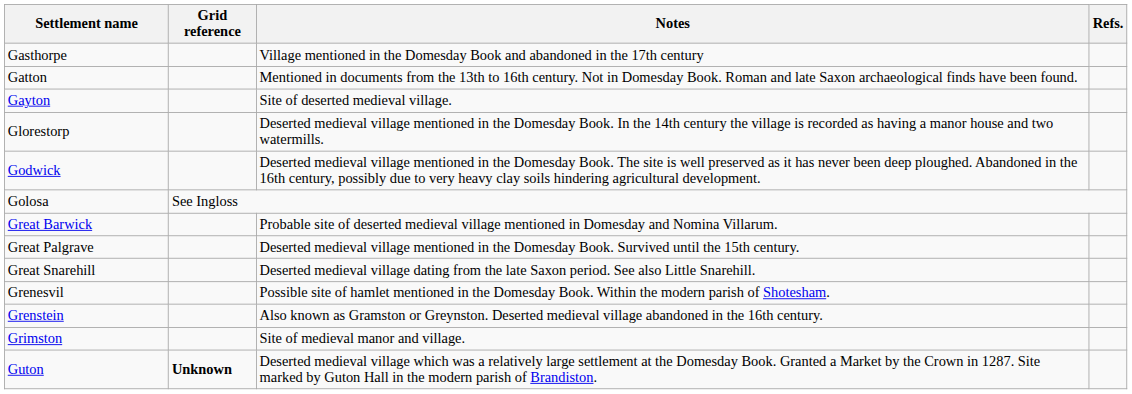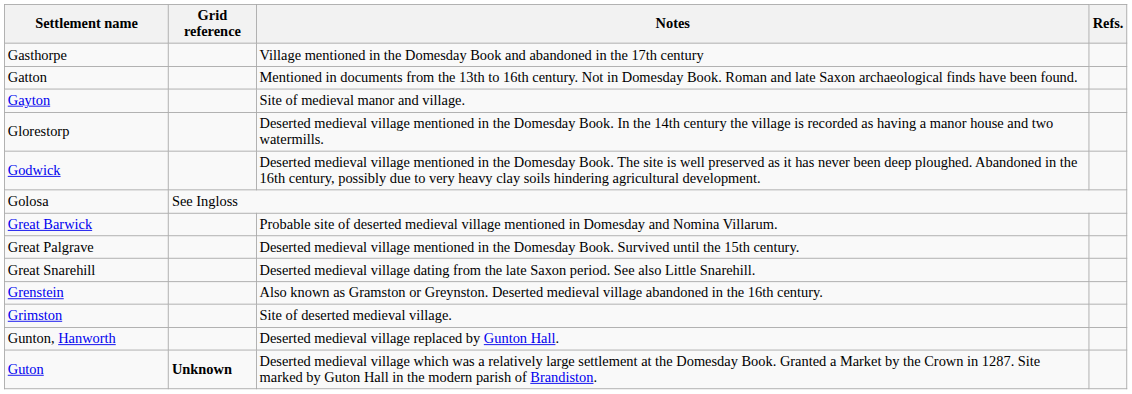(356, 100) Site of deserted medieval village. -> (362, 100) Site of medieval manor and village.
- row: (36, 292)
(362, 338) Site of medieval manor and village. -> (356, 315) Site of deserted medieval village.
+ row: (62, 338)
